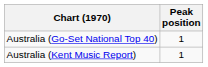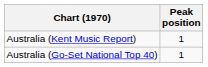rows swapped: (82, 39) <-> (71, 54)
